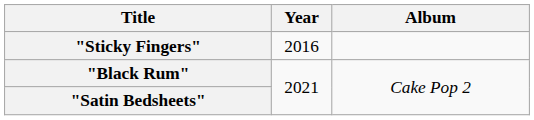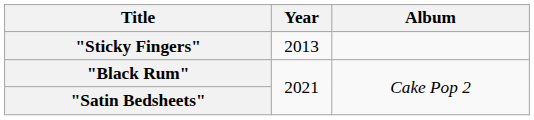(302, 45) 2016 -> (302, 45) 2013
